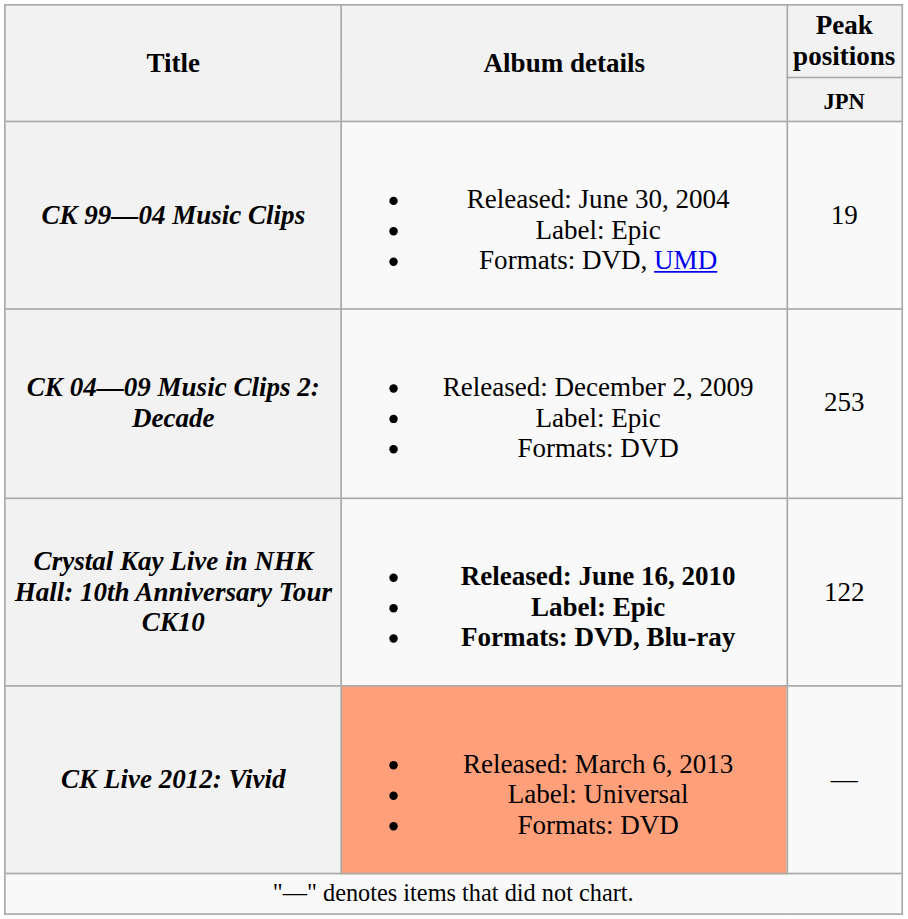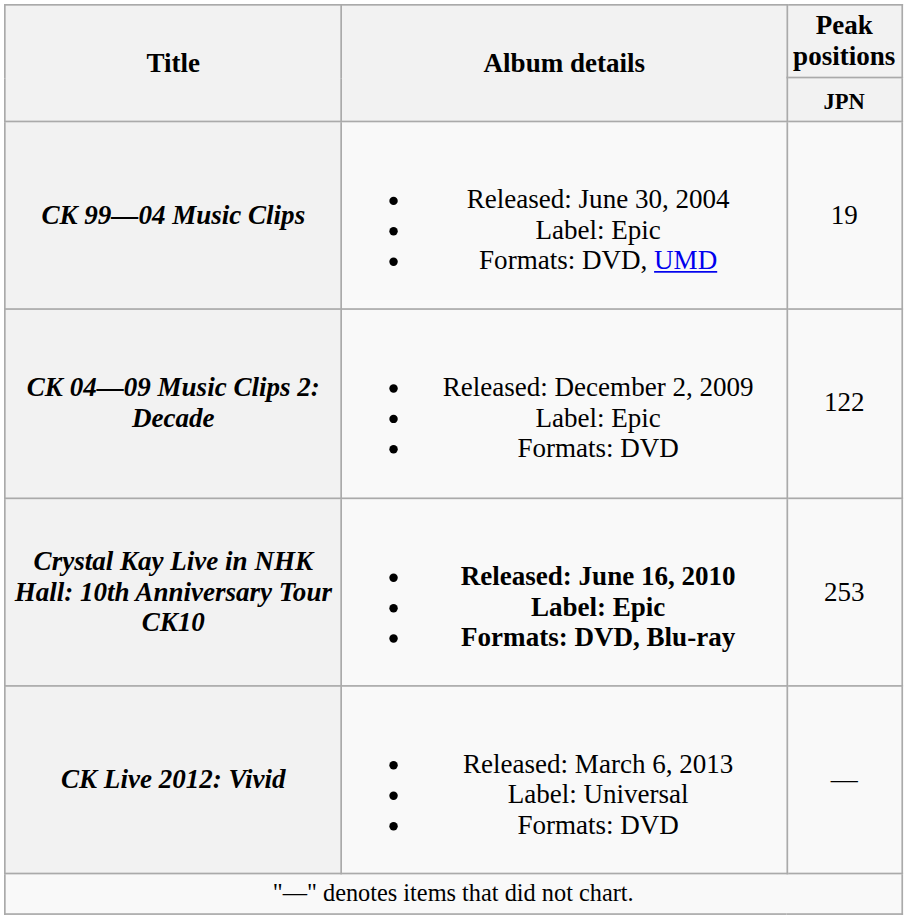(844, 403) 253 -> (844, 403) 122
(844, 591) 122 -> (844, 591) 253
(564, 795) lightsalmon background -> (564, 795) no background
